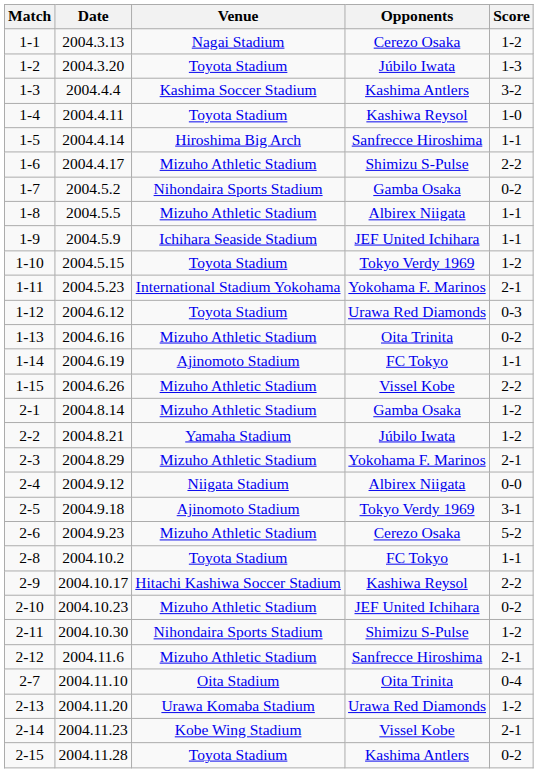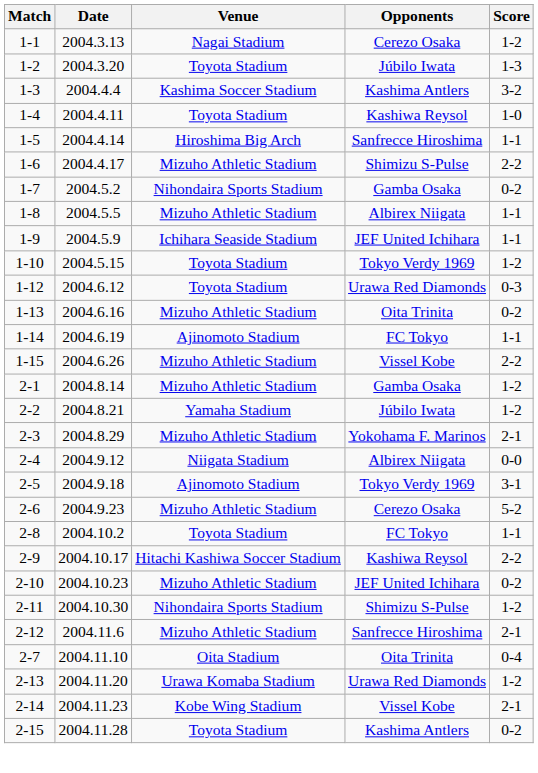- row: (30, 287)
